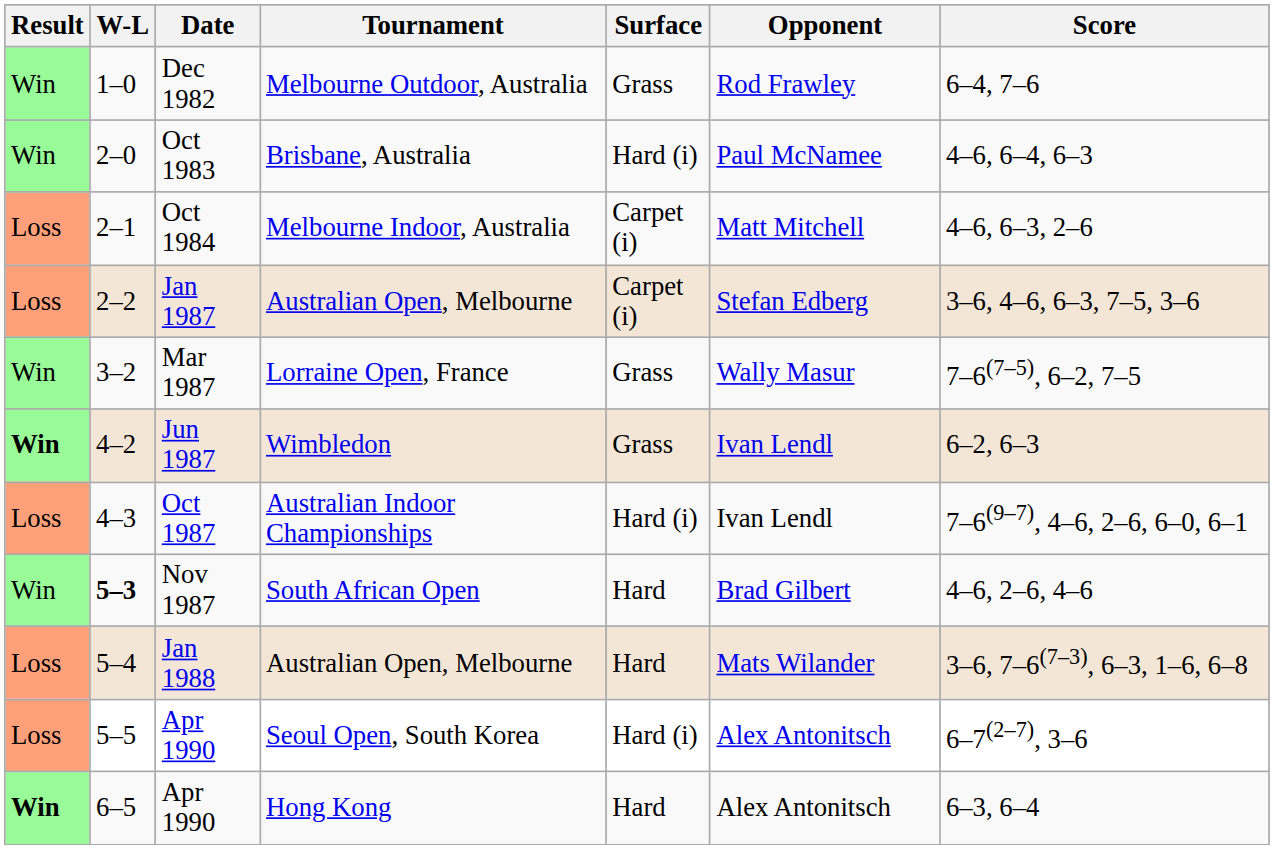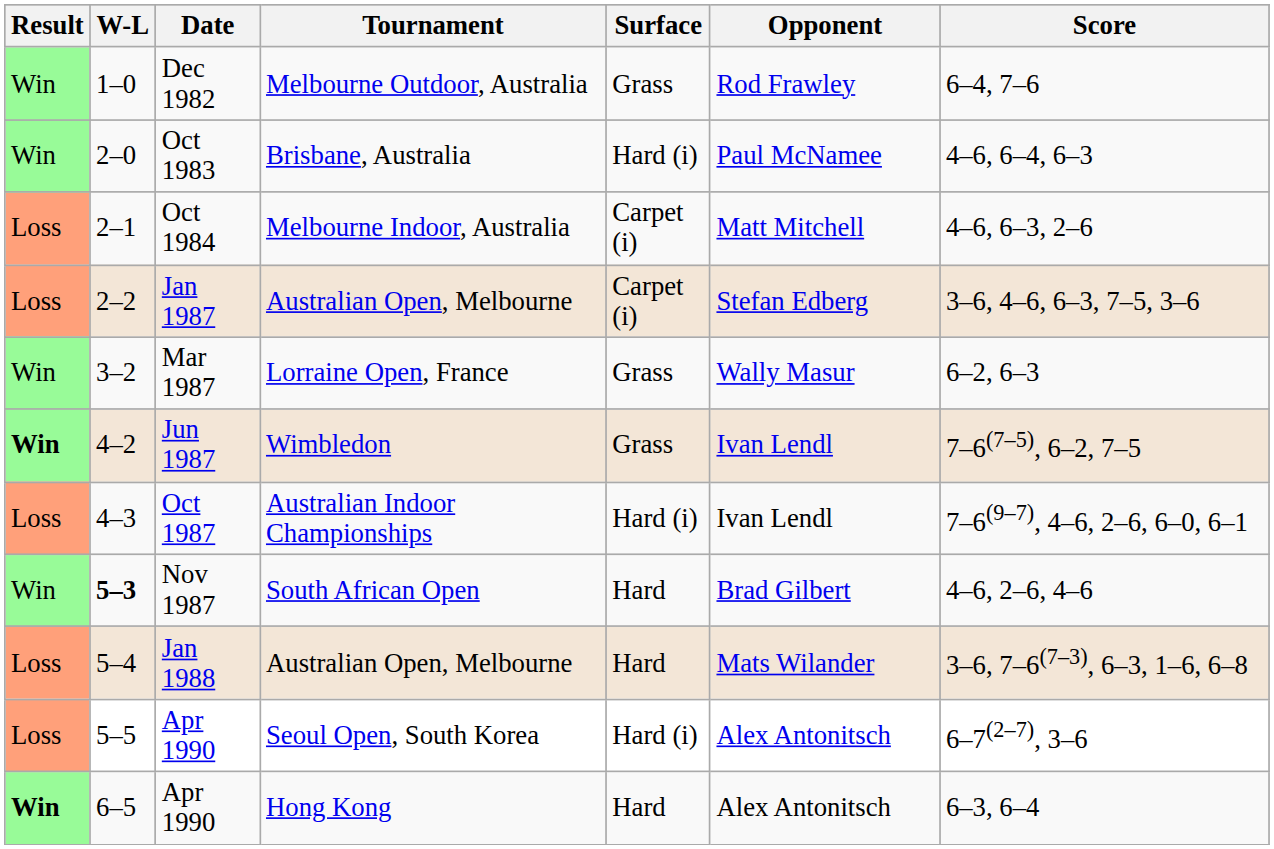(1043, 372) 7–6(7–5), 6–2, 7–5 -> (993, 372) 6–2, 6–3
(993, 445) 6–2, 6–3 -> (1043, 445) 7–6(7–5), 6–2, 7–5
